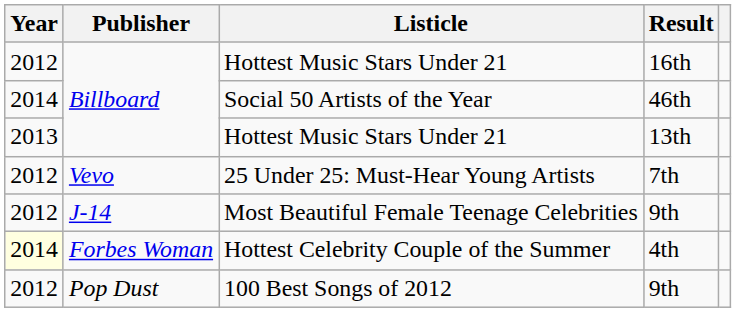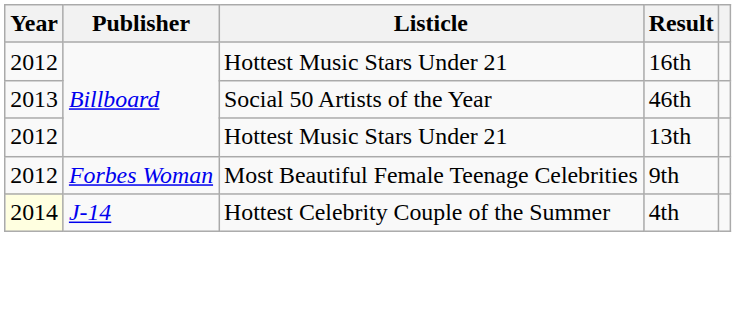(34, 99) 2014 -> (34, 99) 2013
(34, 136) 2013 -> (34, 136) 2012
- row: (409, 174)
(90, 212) J-14 -> (141, 174) Forbes Woman
(141, 250) Forbes Woman -> (90, 212) J-14
- row: (338, 288)
